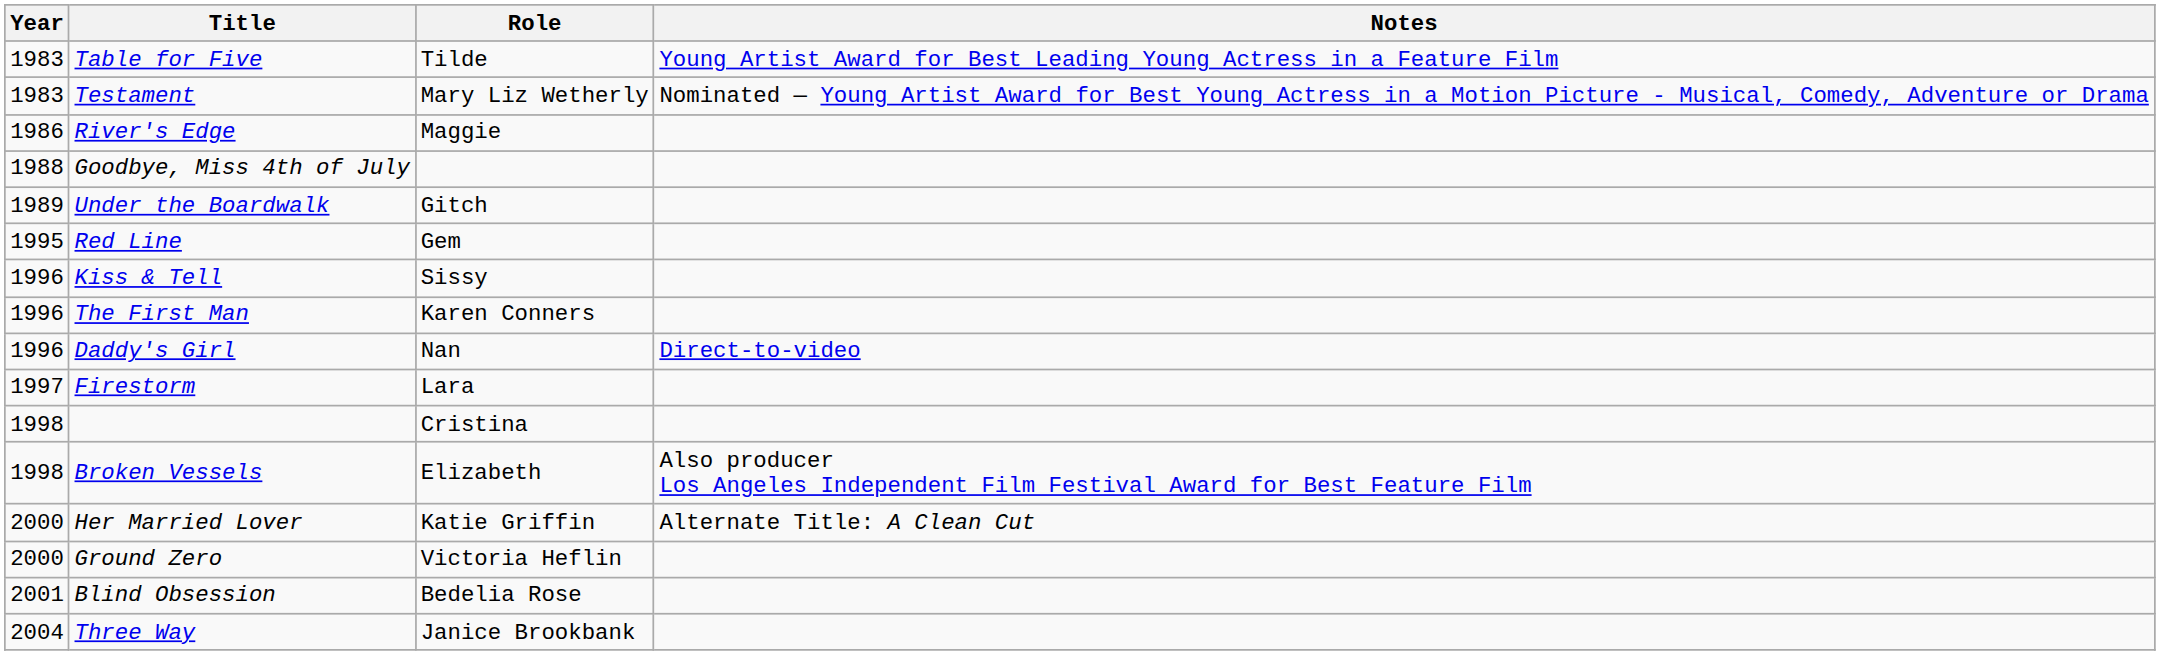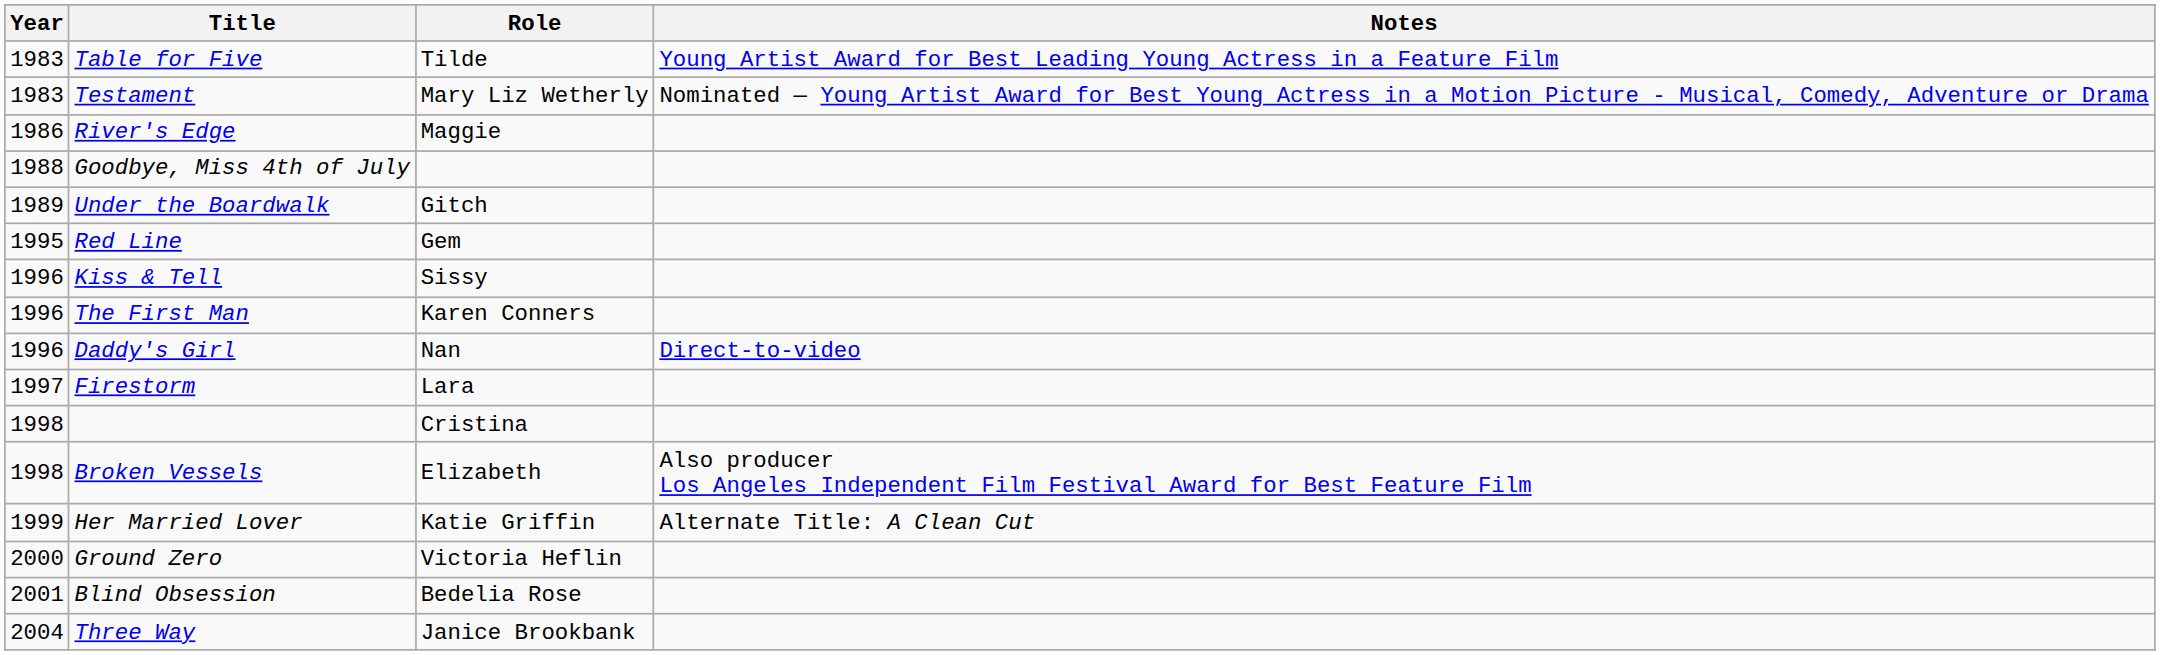(37, 523) 2000 -> (37, 523) 1999
